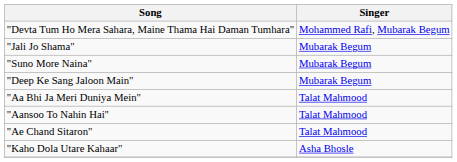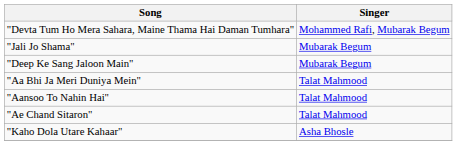- row: (49, 64)
